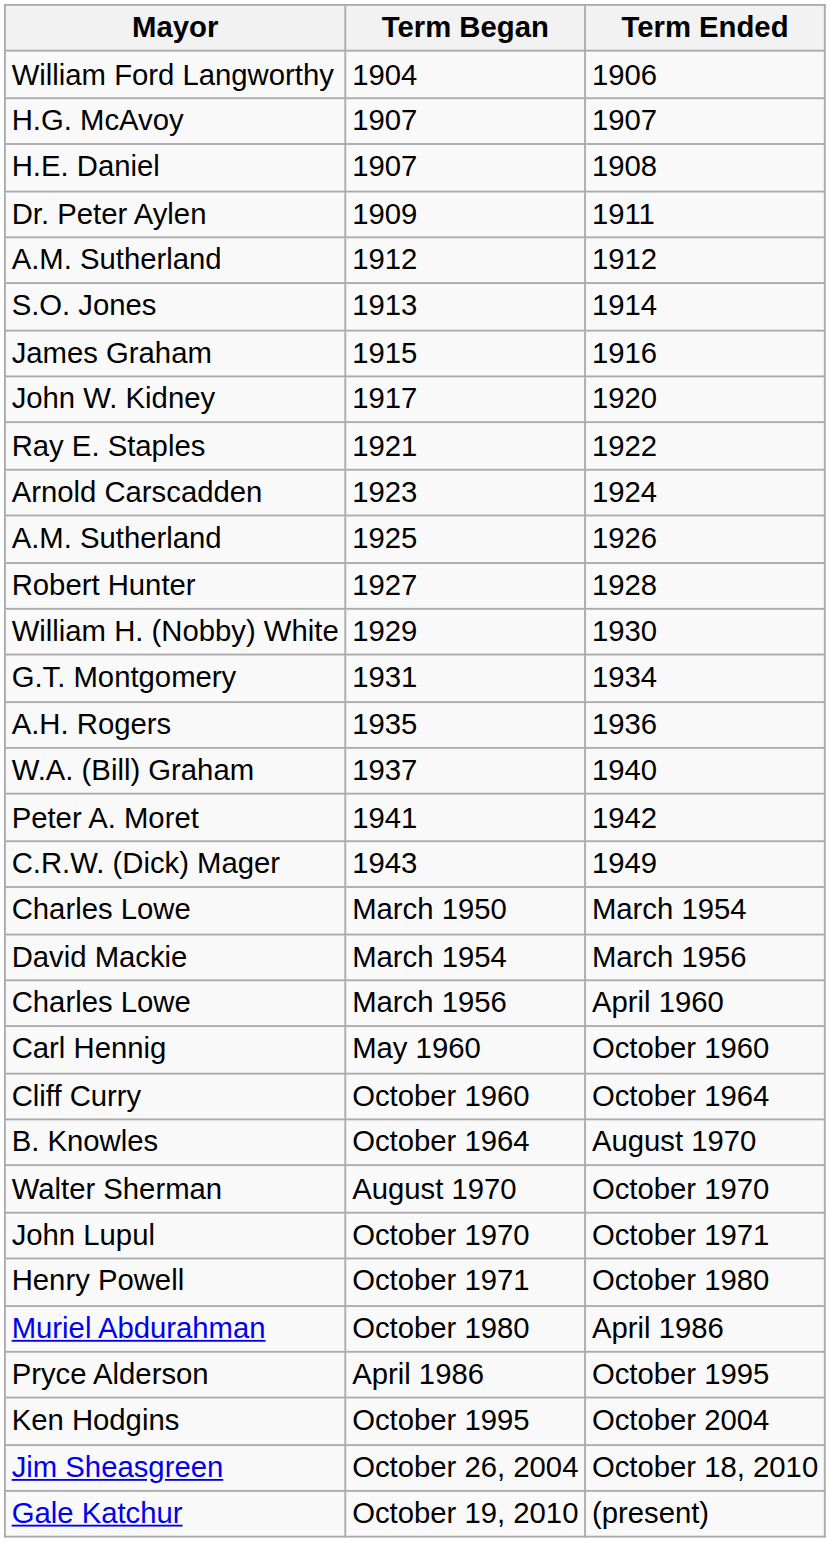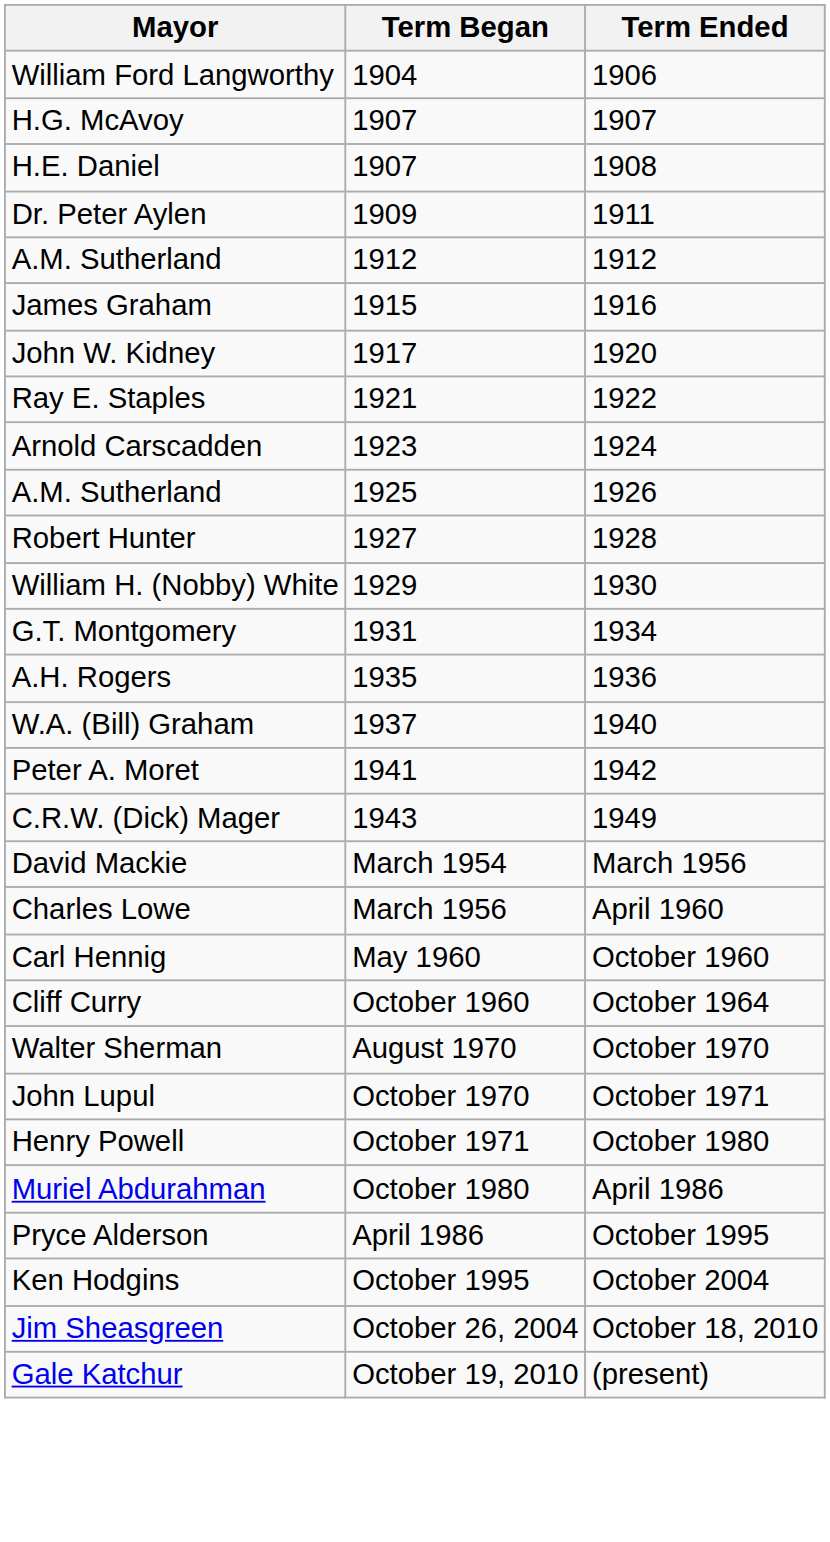- row: (84, 306)
- row: (101, 910)
- row: (85, 1142)
